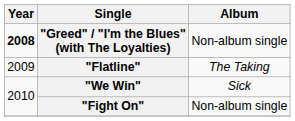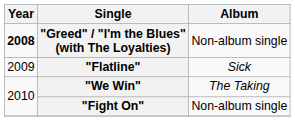(239, 67) The Taking -> (239, 67) Sick
(239, 86) Sick -> (239, 86) The Taking
